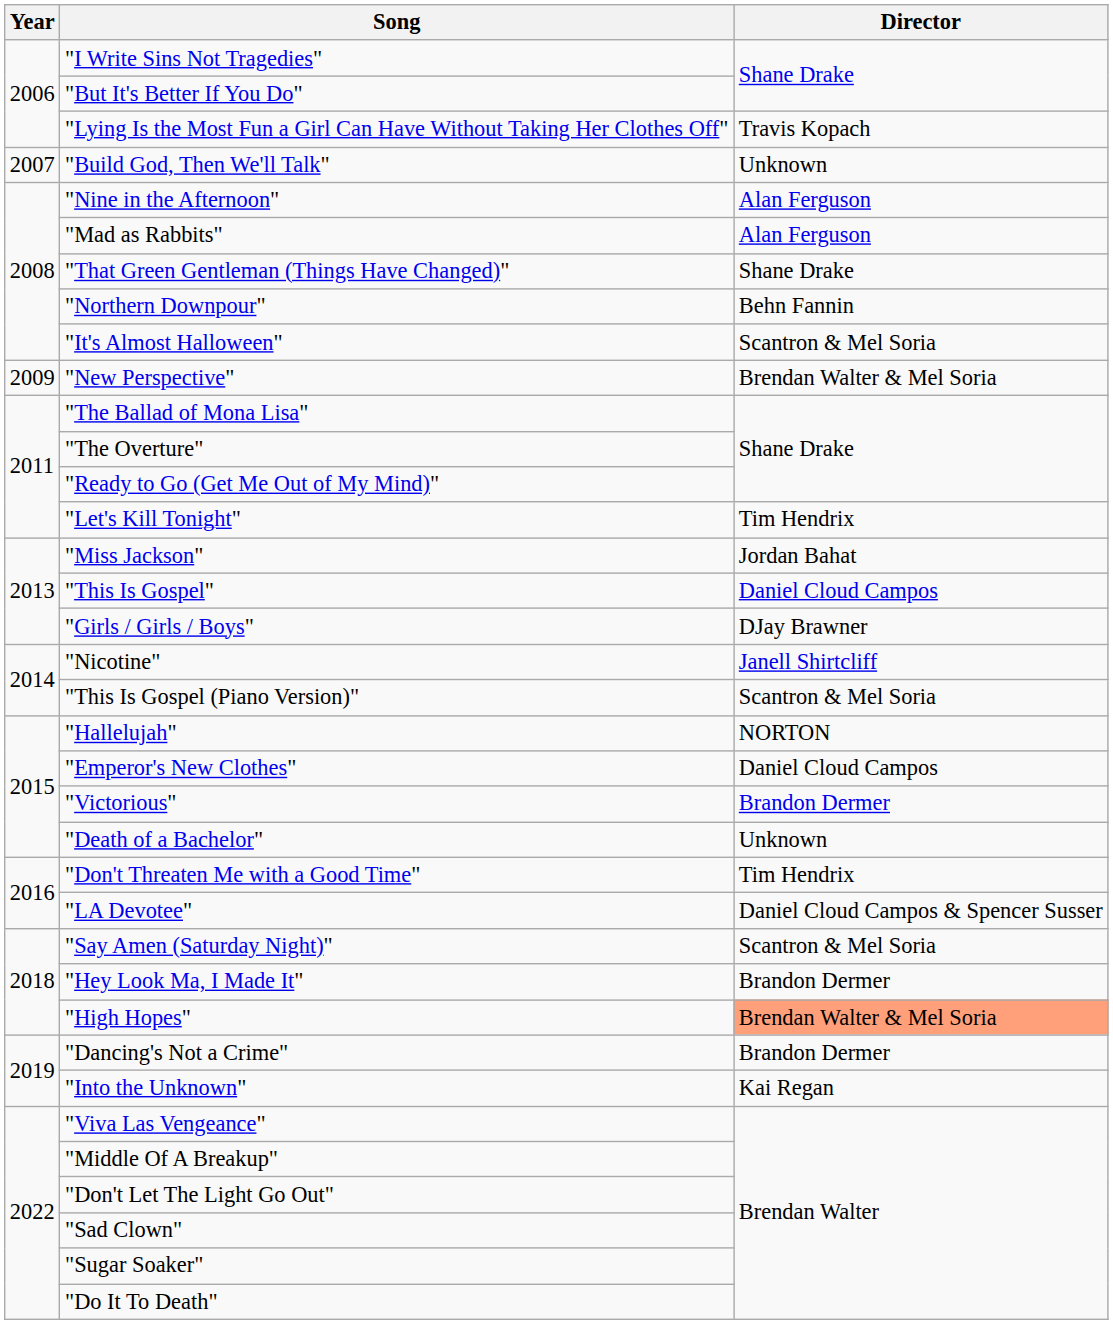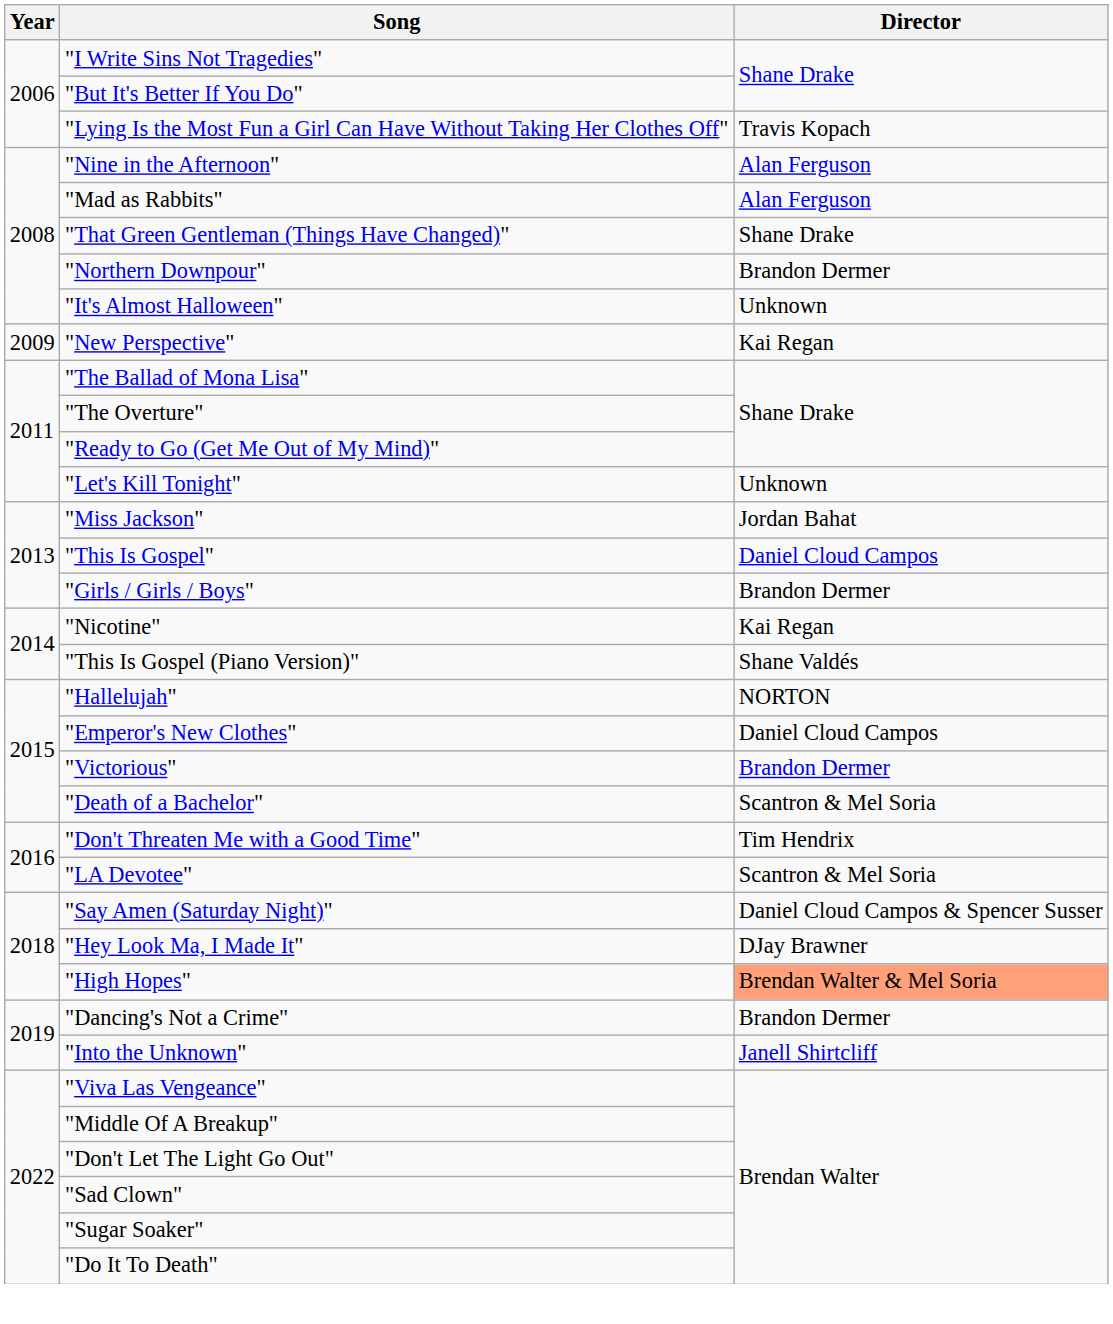- row: (197, 164)
(796, 306) Behn Fannin -> (814, 270) Brandon Dermer
(837, 341) Scantron & Mel Soria -> (783, 306) Unknown
(868, 377) Brendan Walter & Mel Soria -> (786, 341) Kai Regan
(797, 519) Tim Hendrix -> (783, 484) Unknown
(803, 626) DJay Brawner -> (814, 590) Brandon Dermer
(808, 661) Janell Shirtcliff -> (786, 626) Kai Regan
(837, 697) Scantron & Mel Soria -> (799, 661) Shane Valdés
(783, 839) Unknown -> (837, 803) Scantron & Mel Soria
(921, 910) Daniel Cloud Campos & Spencer Susser -> (837, 874) Scantron & Mel Soria
(837, 945) Scantron & Mel Soria -> (921, 910) Daniel Cloud Campos & Spencer Susser
(814, 981) Brandon Dermer -> (803, 945) DJay Brawner
(786, 1088) Kai Regan -> (808, 1052) Janell Shirtcliff
